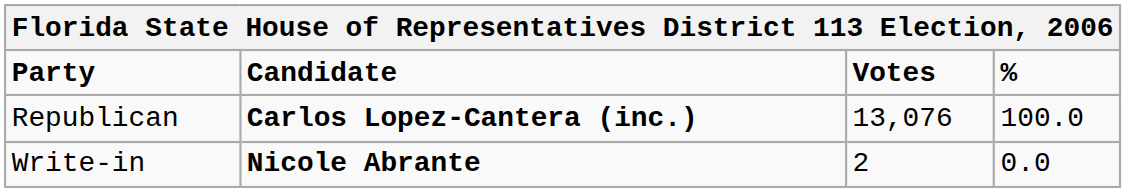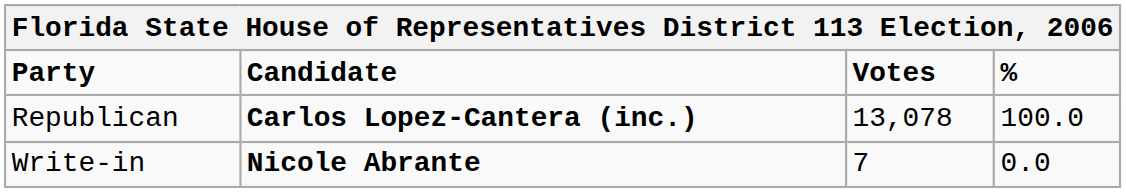(903, 118) 13,076 -> (903, 118) 13,078
(861, 164) 2 -> (861, 164) 7
